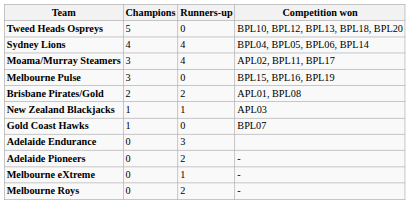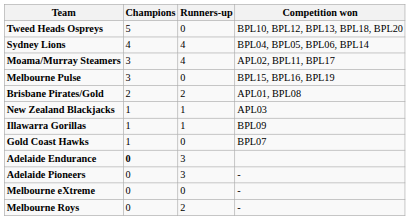+ row: (46, 126)
(128, 142) normal -> (128, 158) bold
(183, 158) 2 -> (183, 175) 3
(183, 175) 1 -> (183, 191) 0
